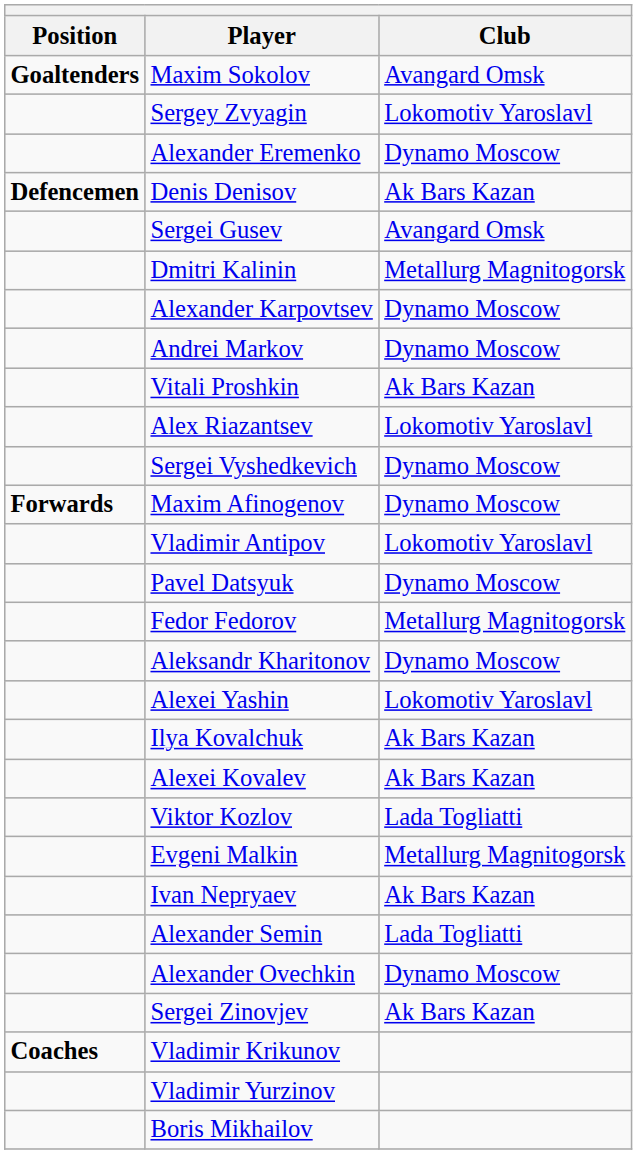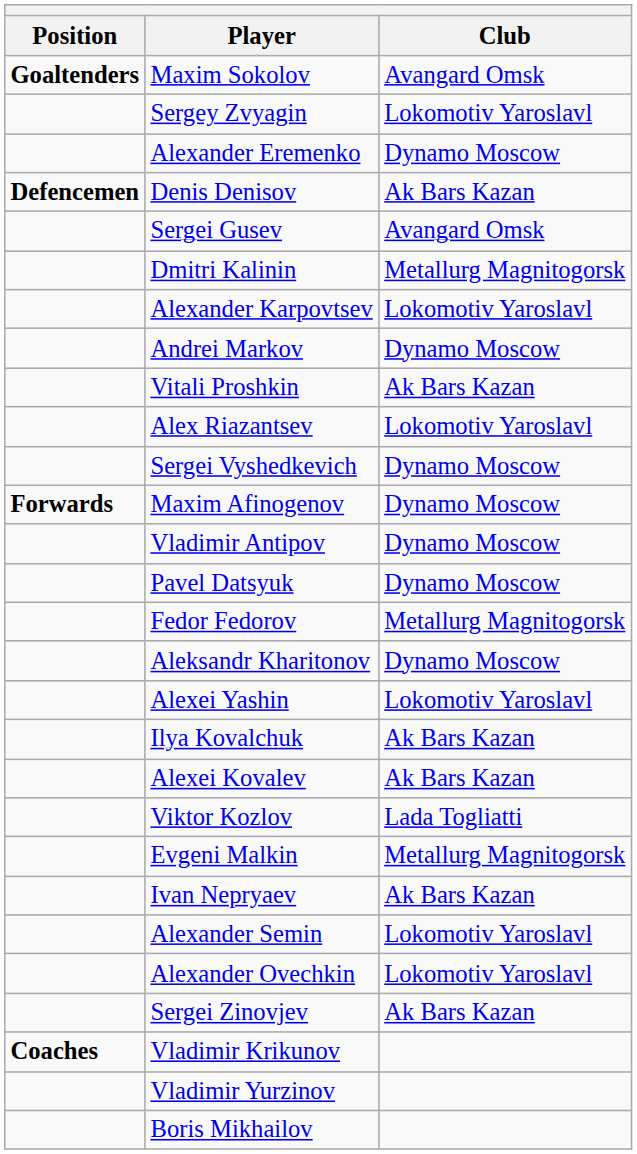(472, 308) Dynamo Moscow -> (488, 308) Lokomotiv Yaroslavl
(488, 543) Lokomotiv Yaroslavl -> (472, 543) Dynamo Moscow
(453, 934) Lada Togliatti -> (488, 934) Lokomotiv Yaroslavl
(472, 973) Dynamo Moscow -> (488, 973) Lokomotiv Yaroslavl
